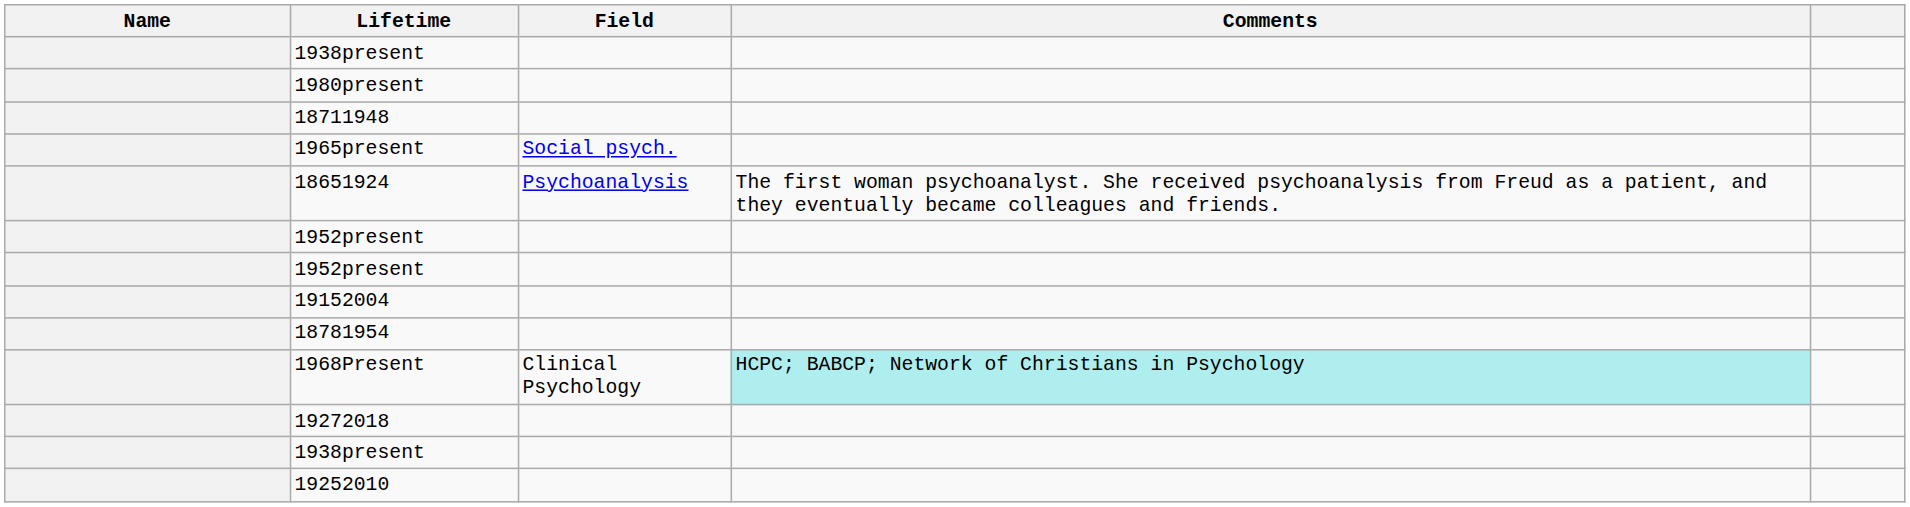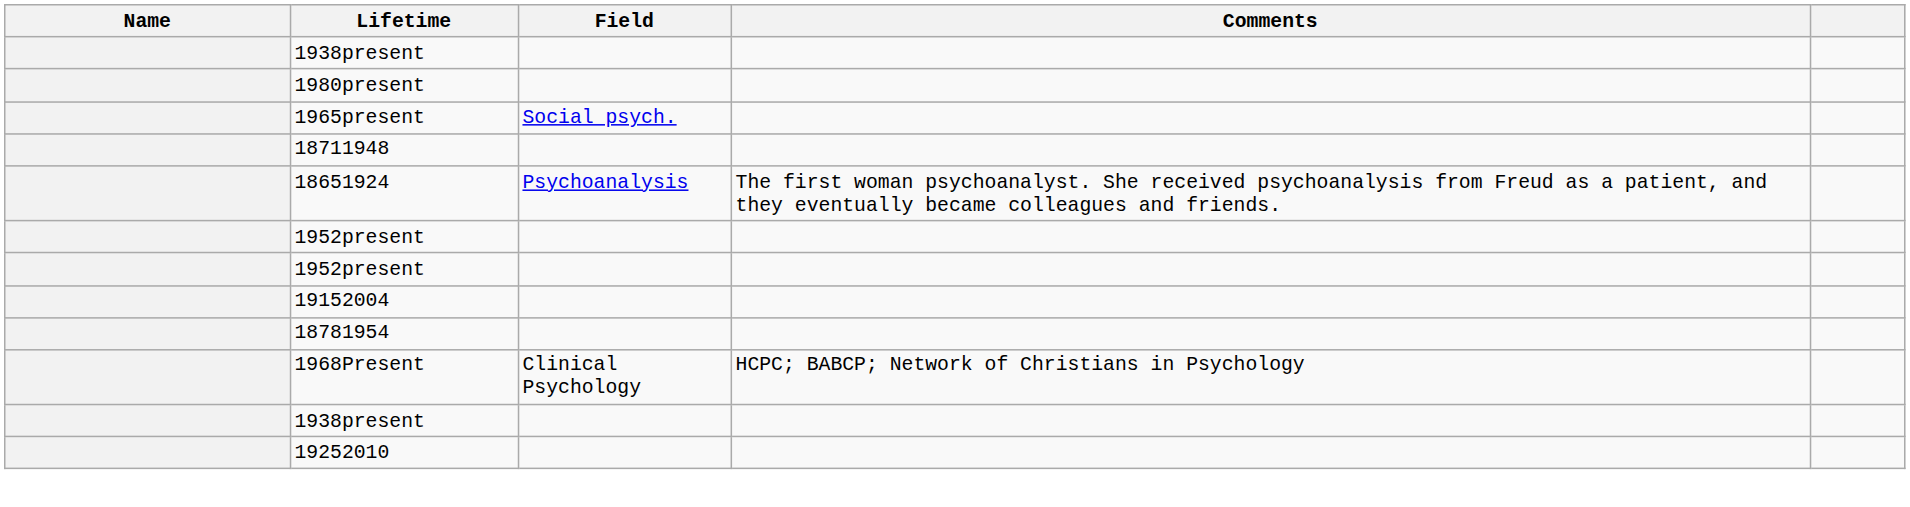rows swapped: (360, 150) <-> (342, 117)
(1020, 366) paleturquoise background -> (1020, 366) no background
- row: (342, 421)
